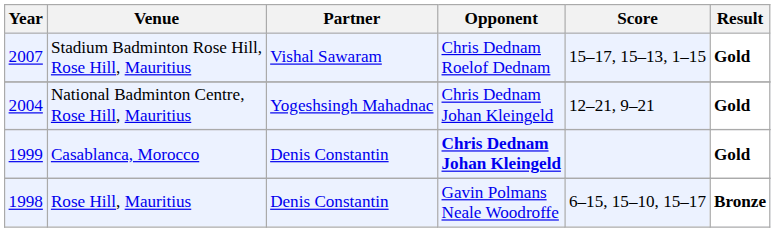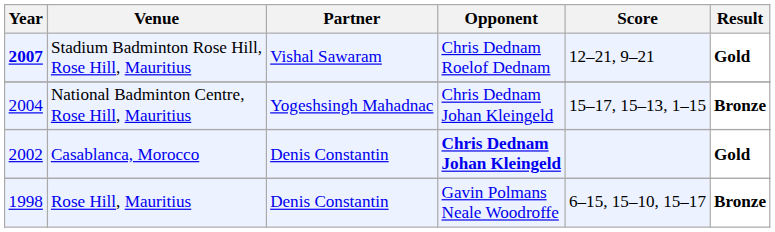(26, 57) normal -> (26, 57) bold
(637, 57) 15–17, 15–13, 1–15 -> (612, 57) 12–21, 9–21
(612, 105) 12–21, 9–21 -> (637, 105) 15–17, 15–13, 1–15
(732, 105) Gold -> (740, 105) Bronze
(26, 154) 1999 -> (26, 154) 2002
